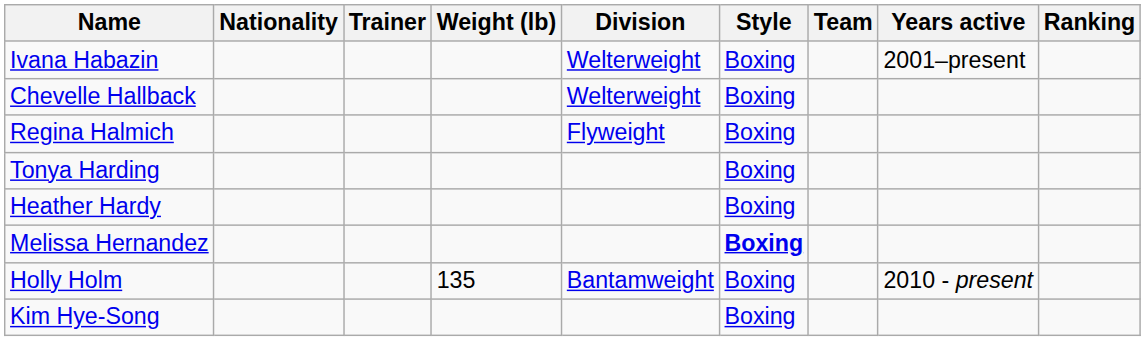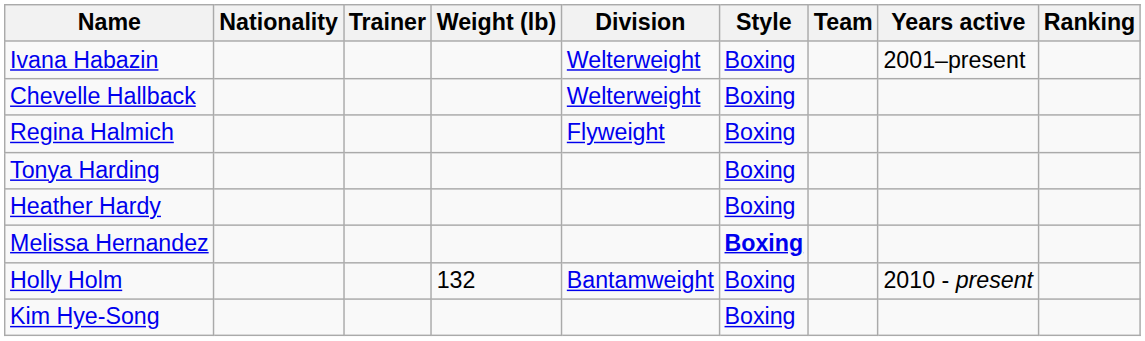(456, 280) 135 -> (456, 280) 132
